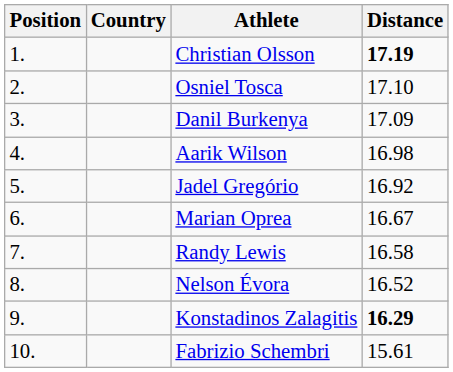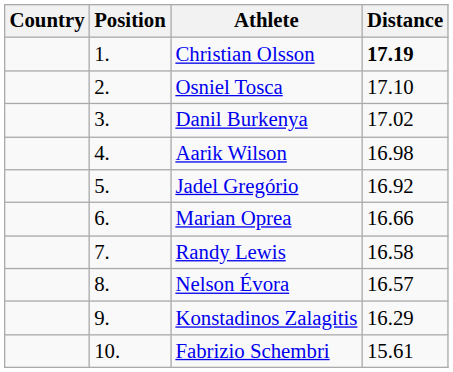columns swapped: (45, 20) <-> (128, 20)
(390, 119) 17.09 -> (390, 119) 17.02
(390, 218) 16.67 -> (390, 218) 16.66
(390, 284) 16.52 -> (390, 284) 16.57
(390, 317) bold -> (390, 317) normal
